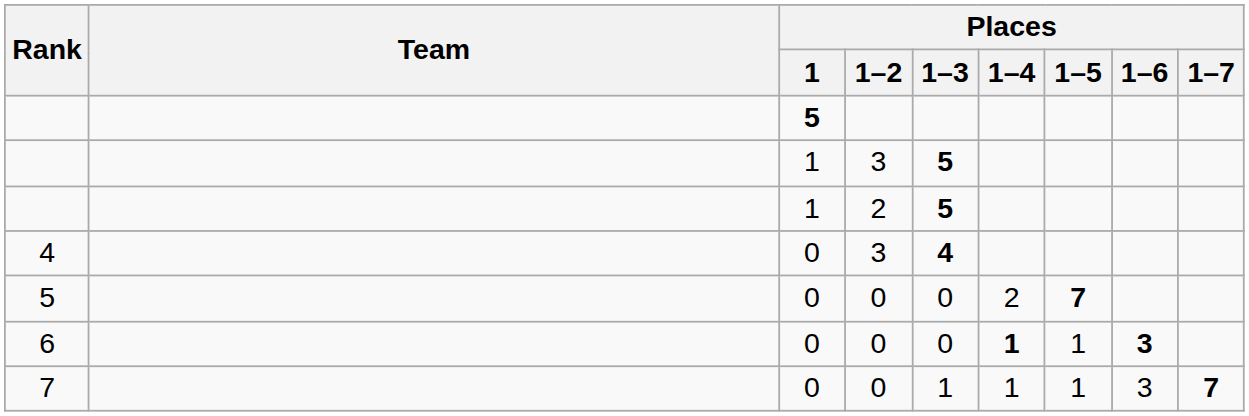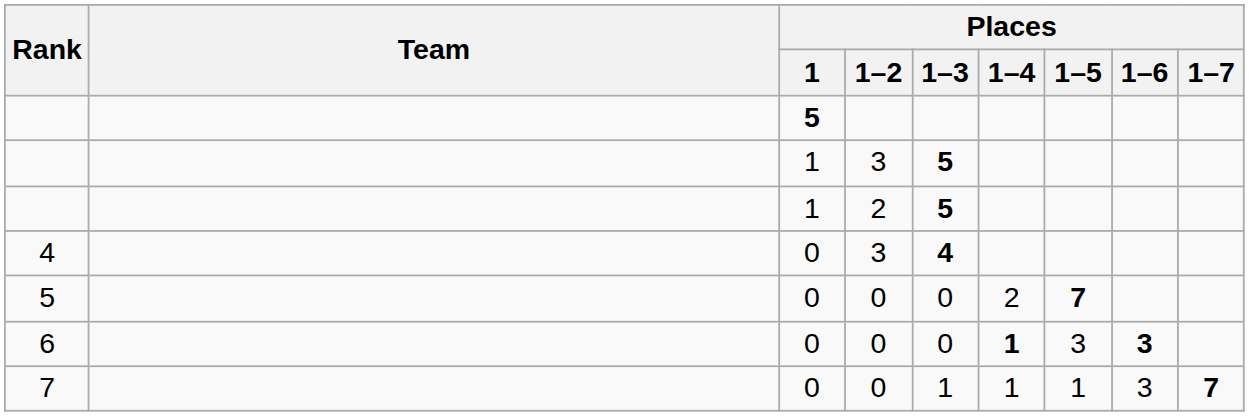(1078, 343) 1 -> (1078, 343) 3
